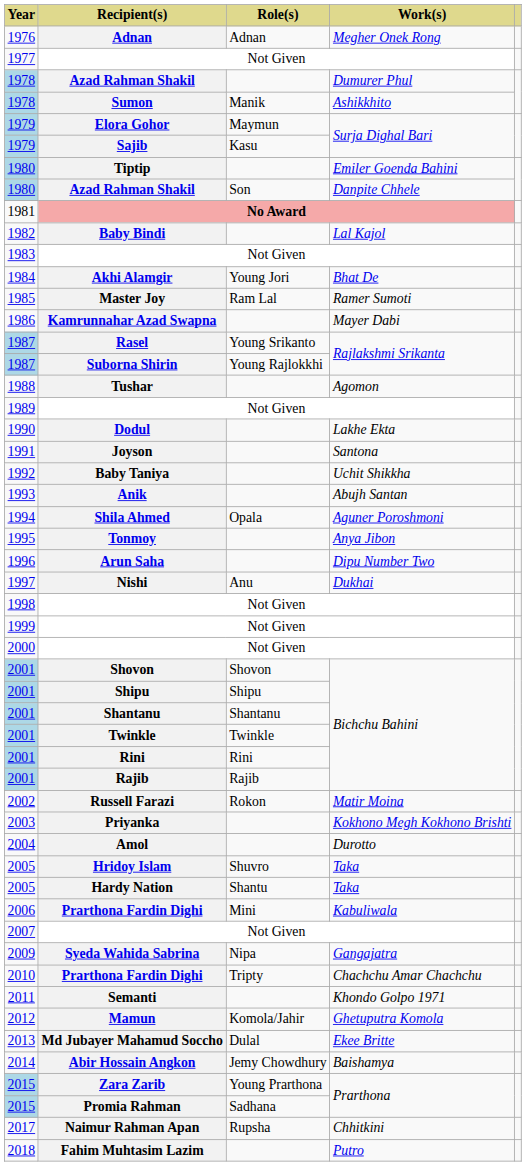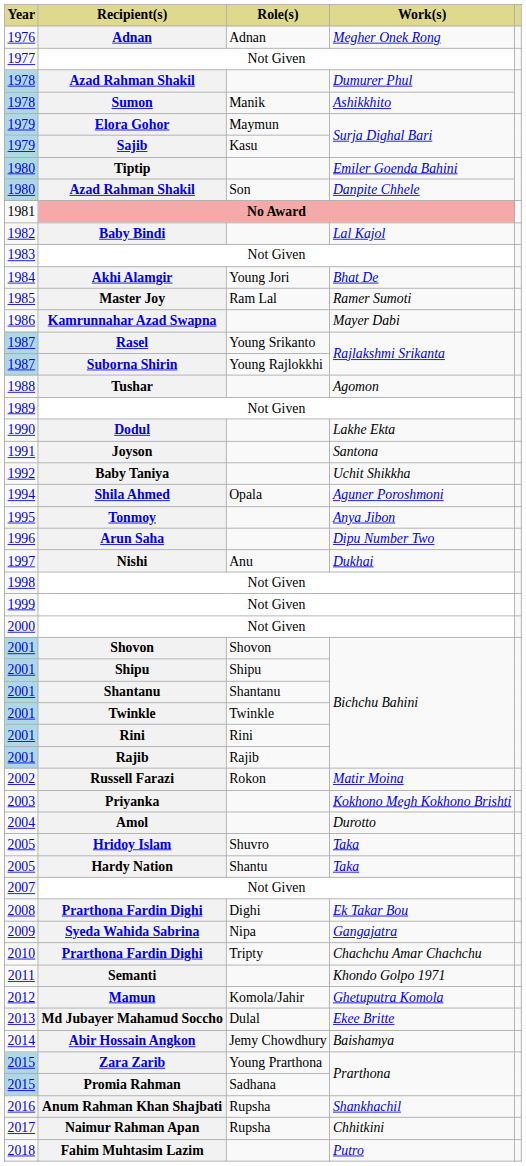- row: (21, 495)
- row: (21, 910)
+ row: (21, 910)
+ row: (21, 1106)
